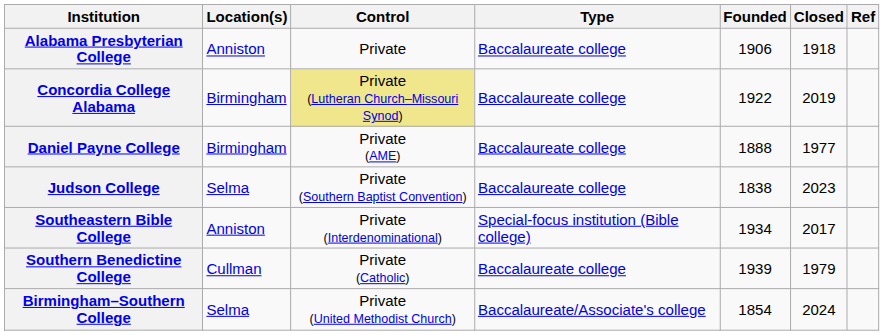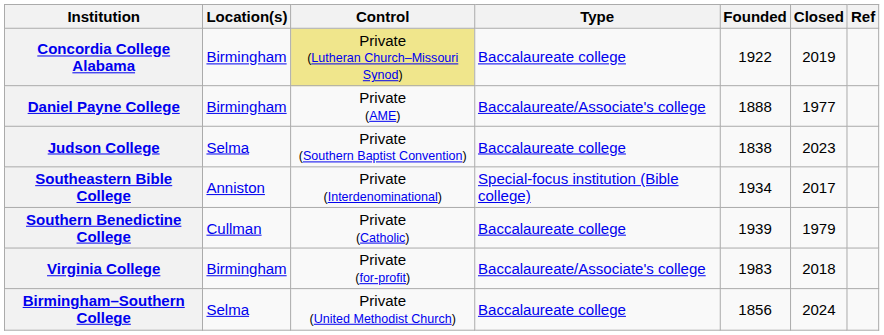- row: (104, 49)
(552, 147) Baccalaureate college -> (592, 106) Baccalaureate/Associate's college
+ row: (104, 269)
(592, 310) Baccalaureate/Associate's college -> (552, 310) Baccalaureate college
(755, 310) 1854 -> (755, 310) 1856
